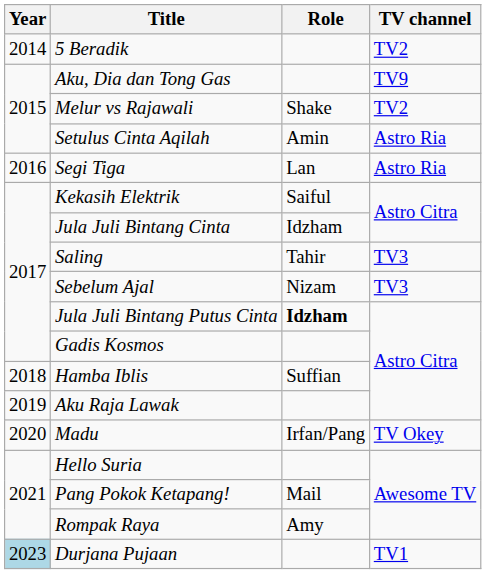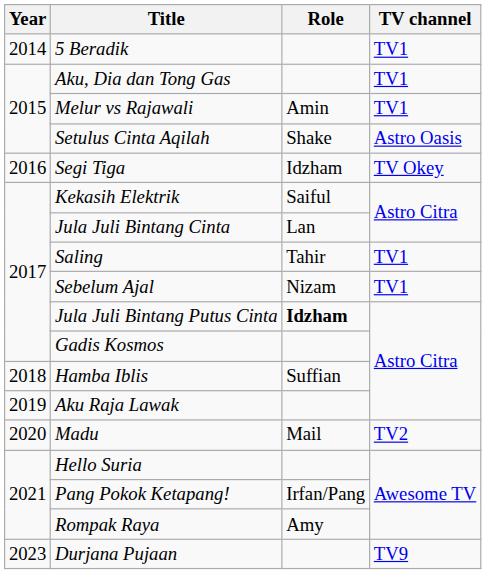(391, 49) TV2 -> (391, 49) TV1
(391, 78) TV9 -> (391, 78) TV1
(309, 108) Shake -> (307, 108) Amin
(391, 108) TV2 -> (391, 108) TV1
(307, 138) Amin -> (309, 138) Shake
(410, 138) Astro Ria -> (418, 138) Astro Oasis
(301, 167) Lan -> (314, 167) Idzham
(410, 167) Astro Ria -> (409, 167) TV Okey
(314, 227) Idzham -> (301, 227) Lan
(391, 256) TV3 -> (391, 256) TV1
(391, 286) TV3 -> (391, 286) TV1
(326, 434) Irfan/Pang -> (304, 434) Mail
(409, 434) TV Okey -> (391, 434) TV2
(304, 494) Mail -> (326, 494) Irfan/Pang
(28, 553) lightblue background -> (28, 553) no background
(391, 553) TV1 -> (391, 553) TV9
